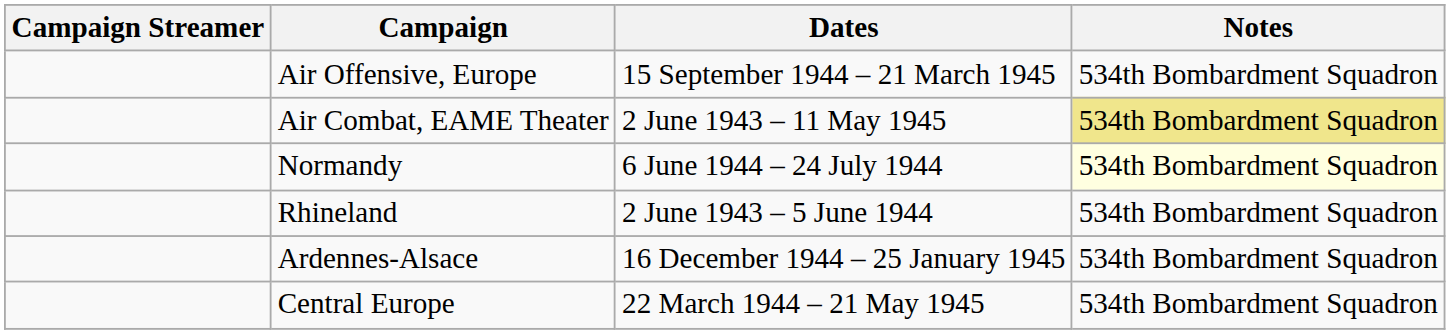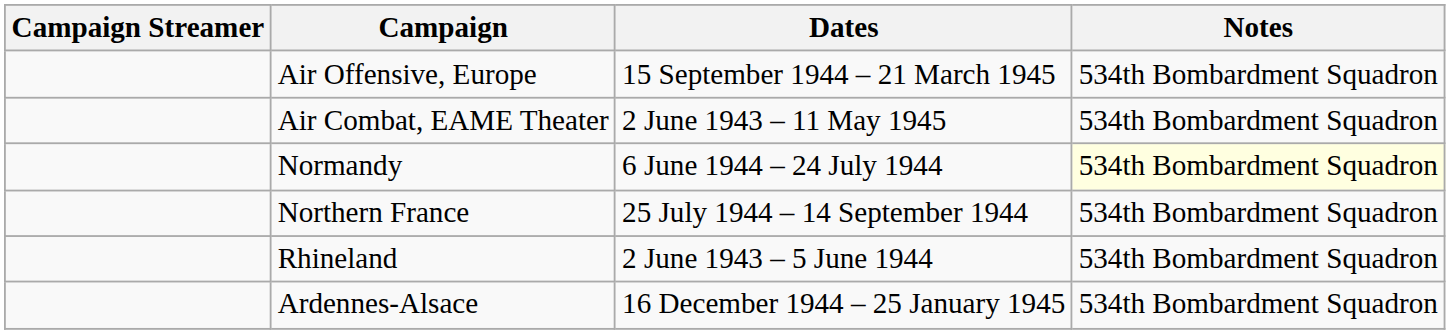(1258, 119) khaki background -> (1258, 119) no background
+ row: (373, 212)
- row: (366, 304)
